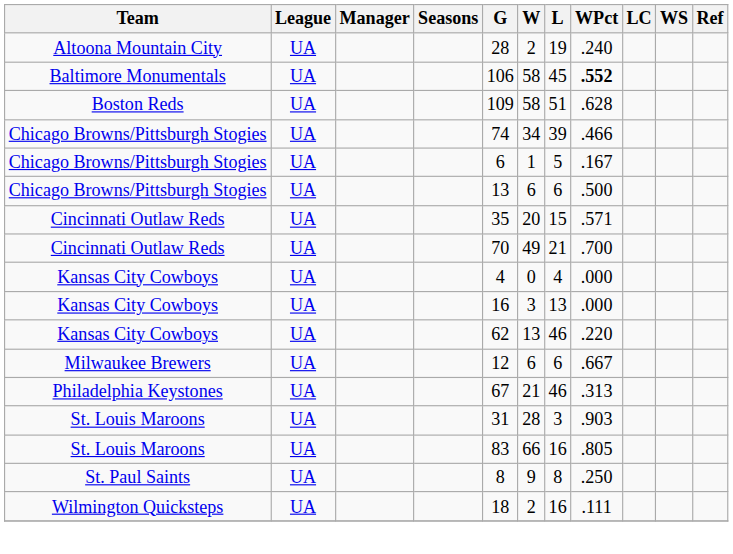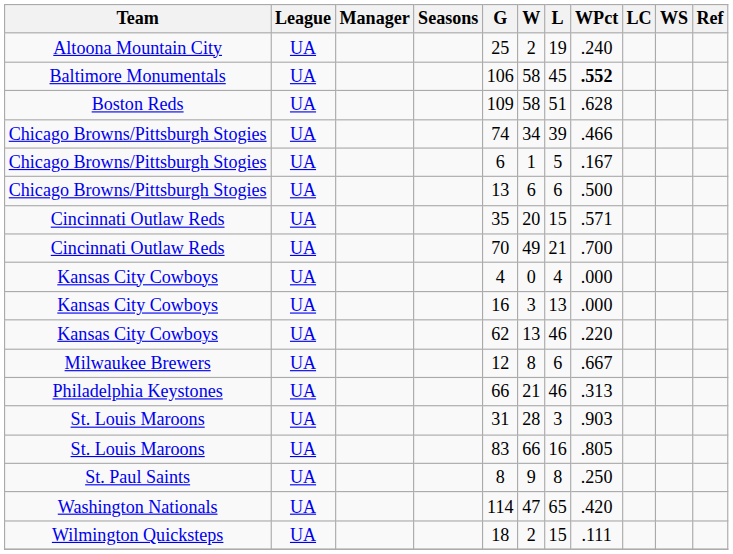(500, 47) 28 -> (500, 47) 25
(531, 362) 6 -> (531, 362) 8
(500, 391) 67 -> (500, 391) 66
+ row: (138, 506)
(558, 506) 16 -> (558, 534) 15
